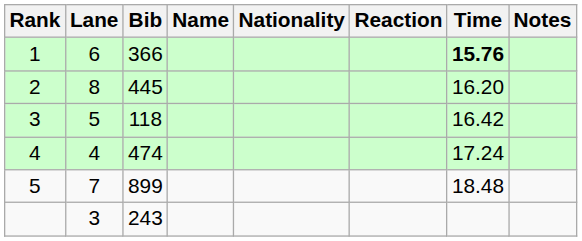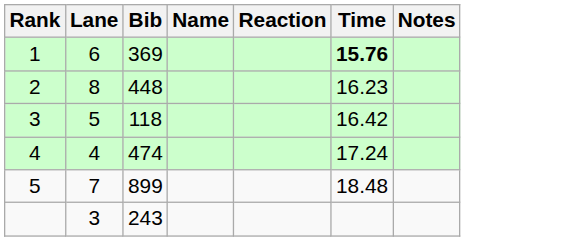- column: (292, 20)
(145, 53) 366 -> (145, 53) 369
(145, 86) 445 -> (145, 86) 448
(478, 86) 16.20 -> (362, 86) 16.23
